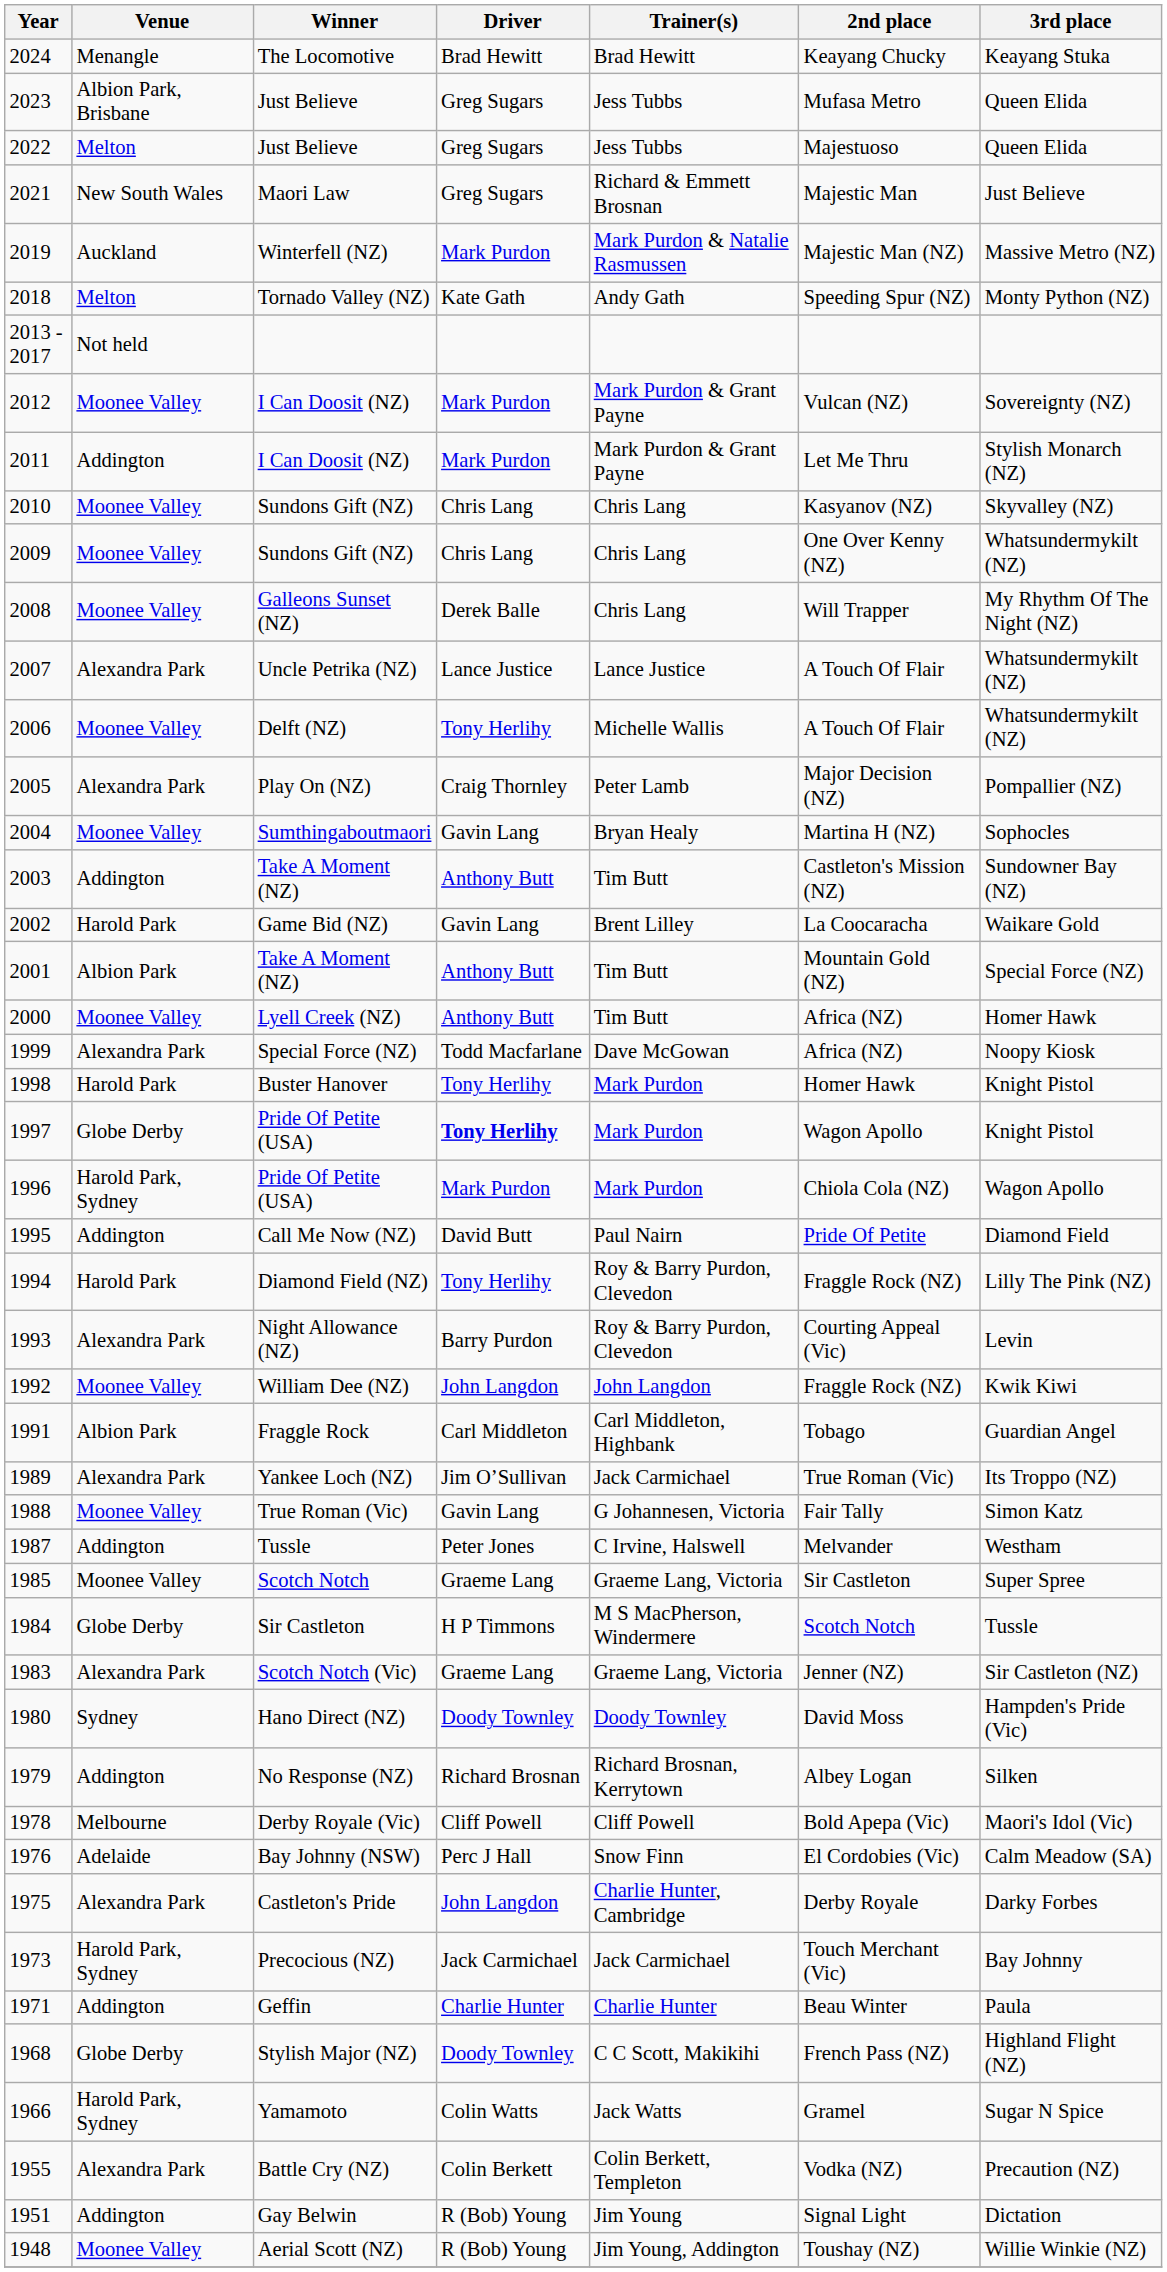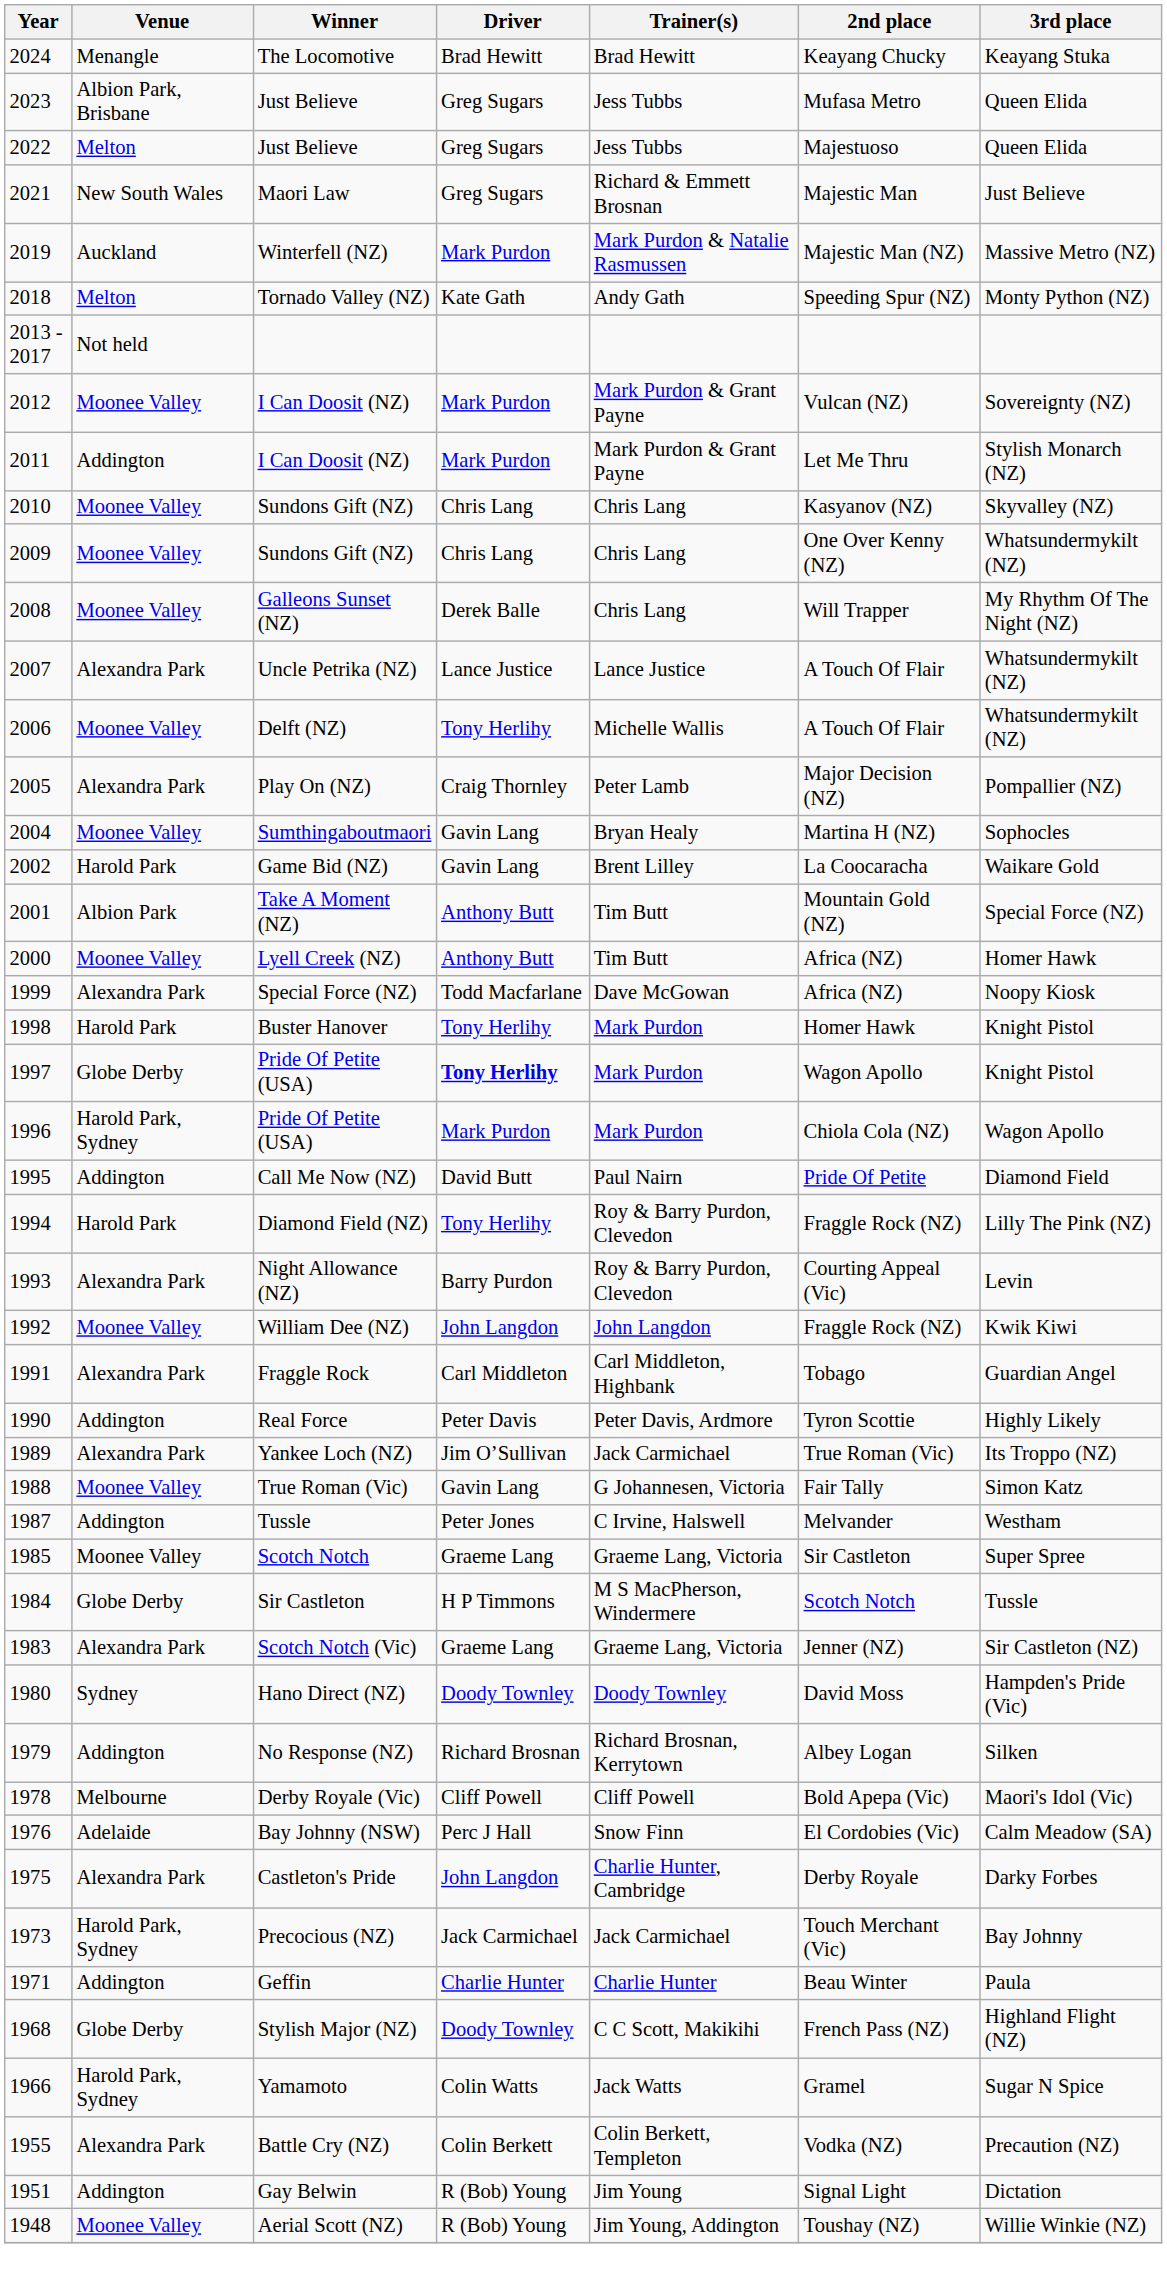- row: (30, 878)
(126, 1432) Albion Park -> (141, 1373) Alexandra Park
+ row: (30, 1420)
